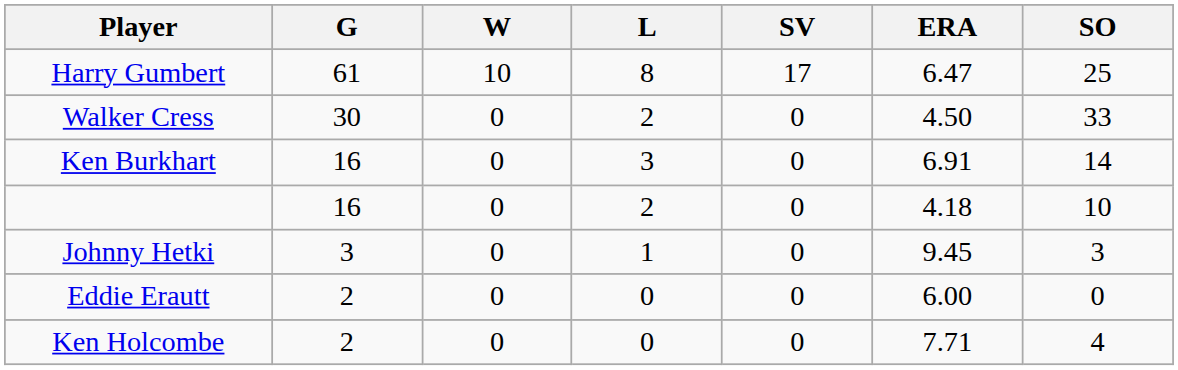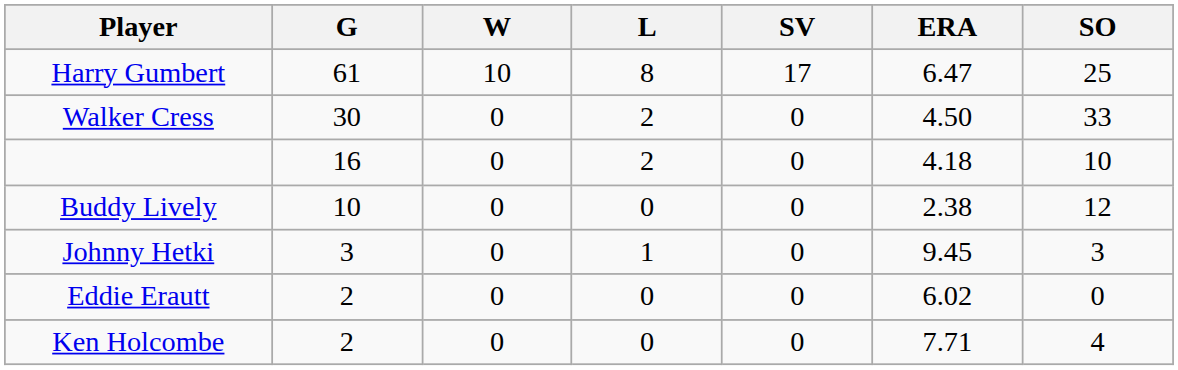- row: (138, 161)
+ row: (138, 206)
(947, 296) 6.00 -> (947, 296) 6.02
